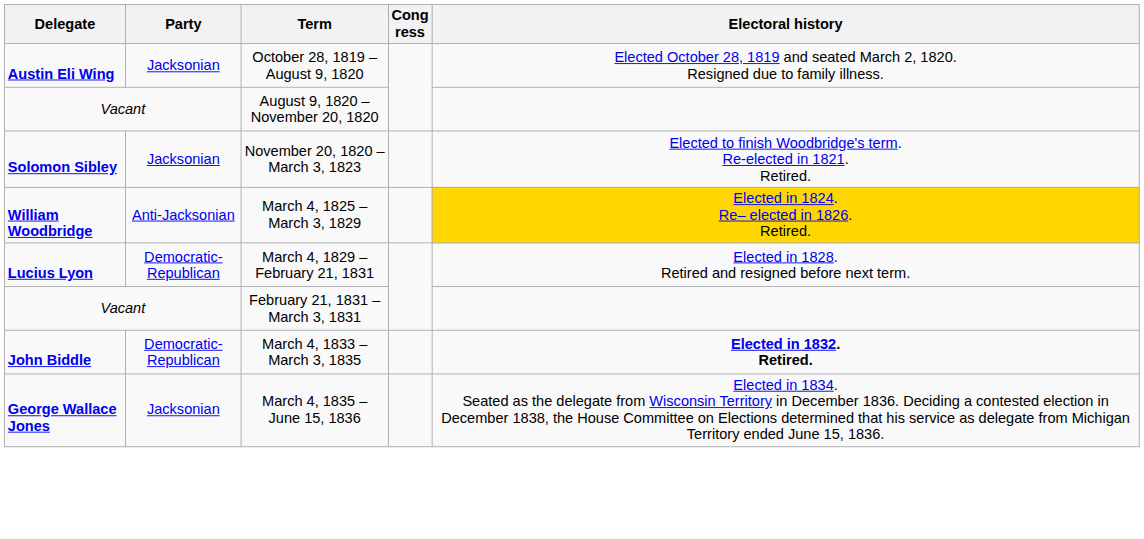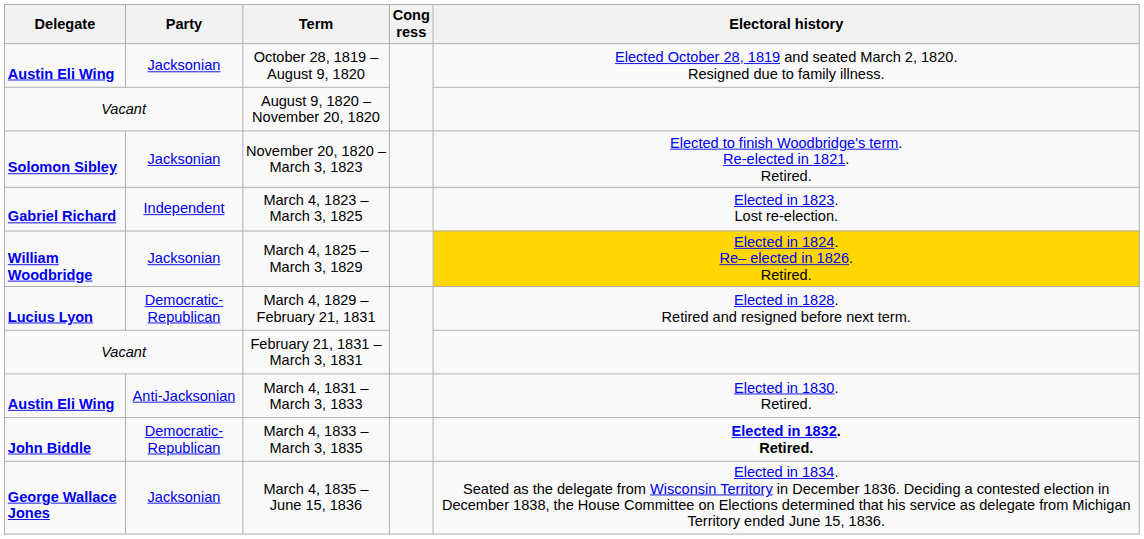+ row: (316, 209)
(183, 215) Anti-Jacksonian -> (184, 258) Jacksonian
+ row: (316, 395)
